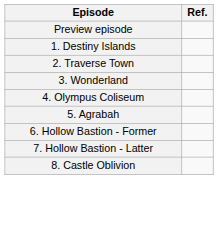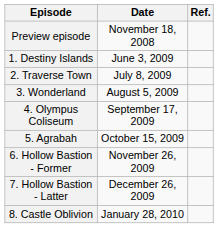+ column: (142, 13)
